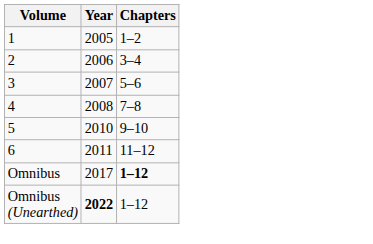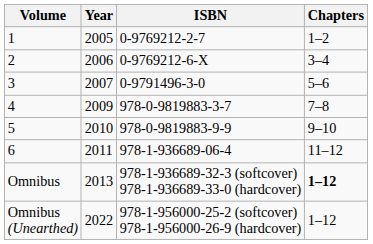+ column: (210, 15)
(99, 106) 2008 -> (99, 106) 2009
(99, 173) 2017 -> (99, 181) 2013
(99, 204) bold -> (99, 220) normal
